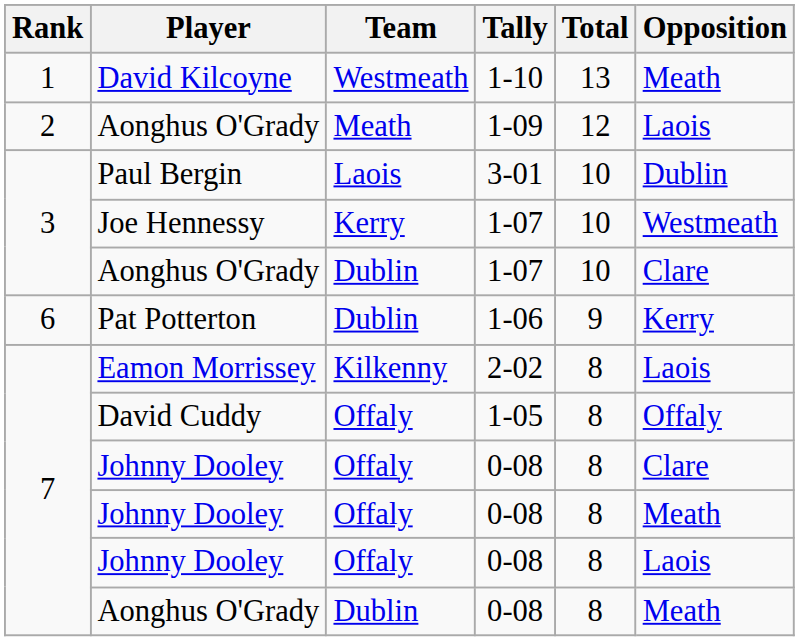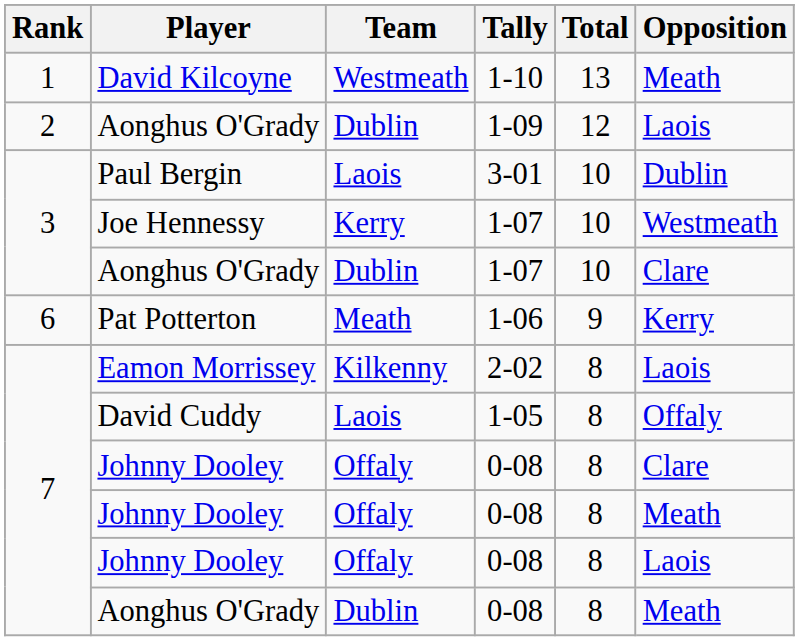(373, 125) Meath -> (376, 125) Dublin
(376, 319) Dublin -> (373, 319) Meath
(373, 416) Offaly -> (367, 416) Laois
